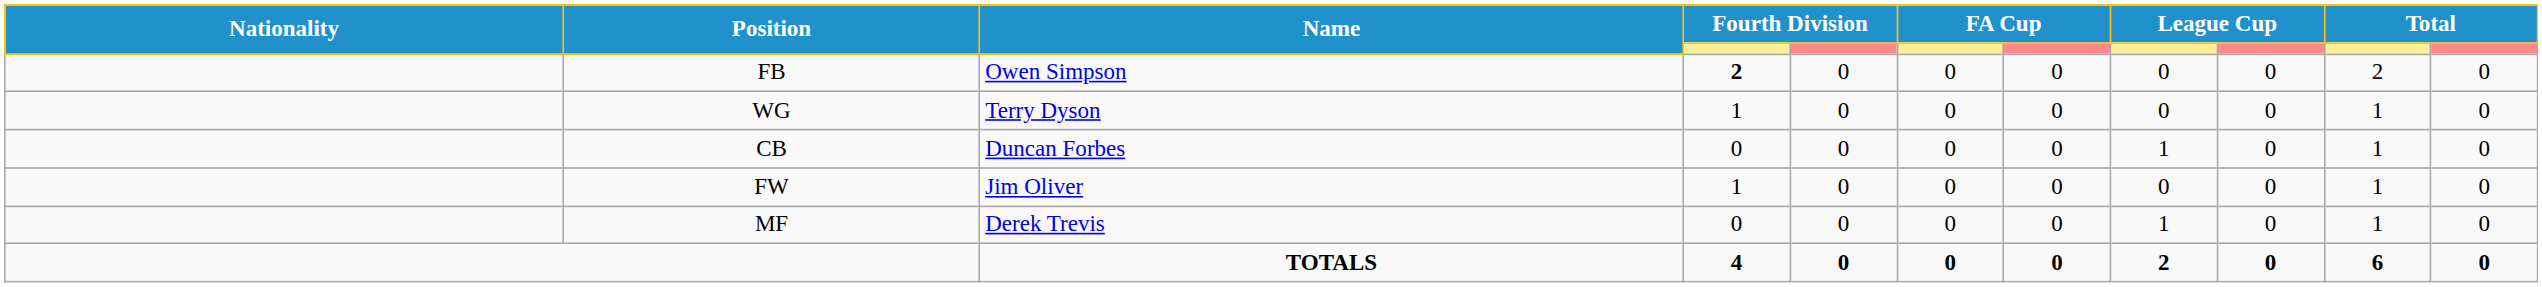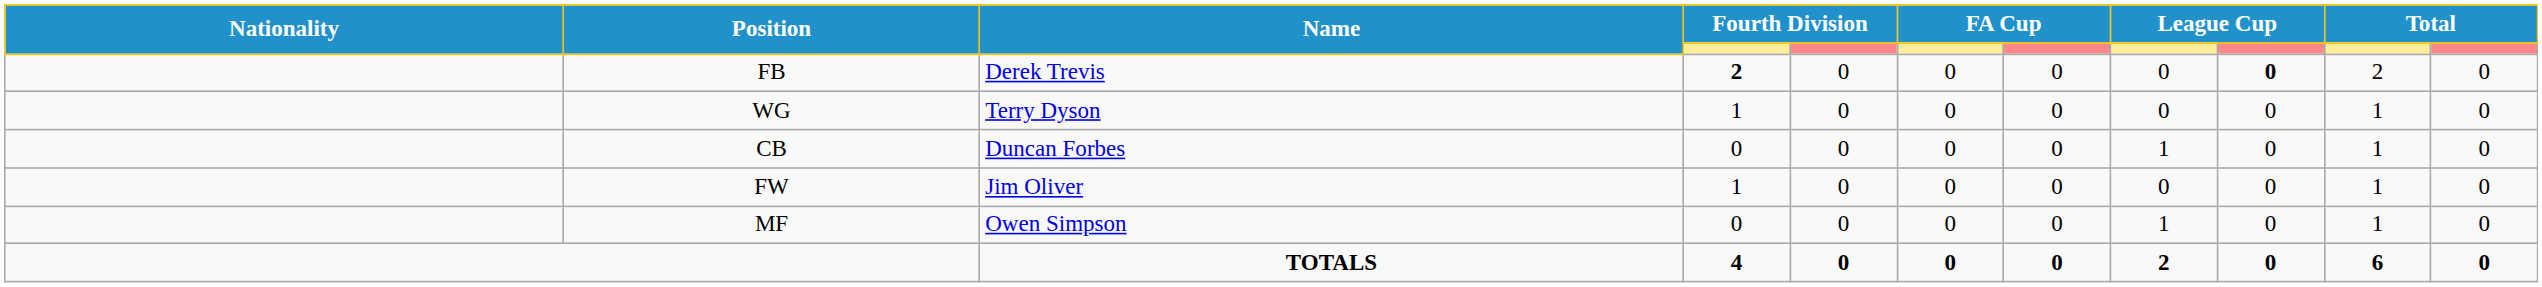(1056, 72) Owen Simpson -> (1045, 72) Derek Trevis
(2271, 72) normal -> (2271, 72) bold
(1045, 224) Derek Trevis -> (1056, 224) Owen Simpson
